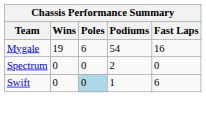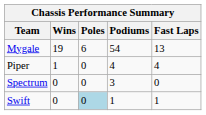(159, 47) 16 -> (159, 47) 13
+ row: (18, 65)
(112, 65) 2 -> (112, 82) 3
(157, 82) 6 -> (157, 100) 1
